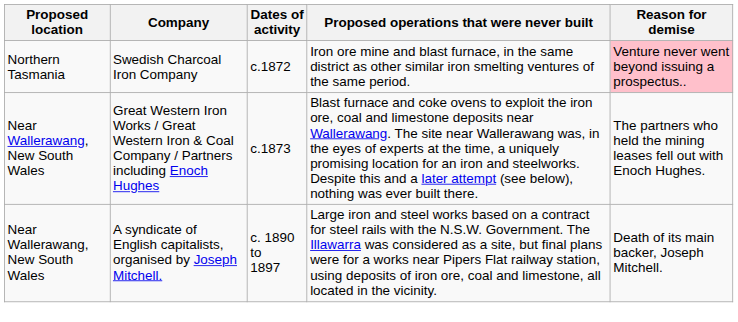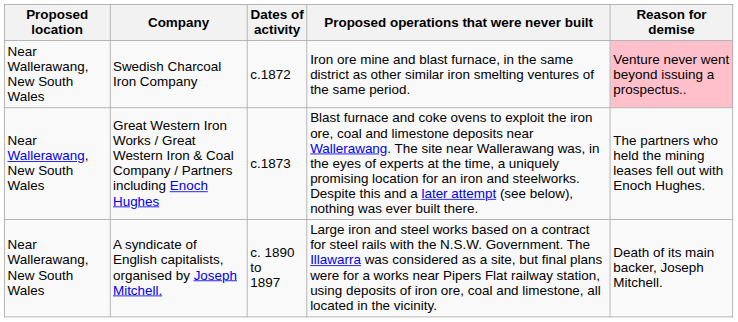(36, 66) Northern Tasmania -> (48, 74) Near Wallerawang, New South Wales
